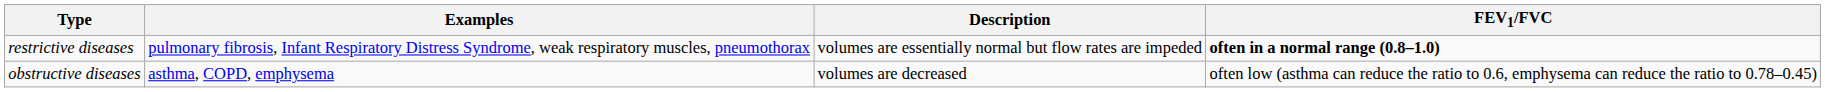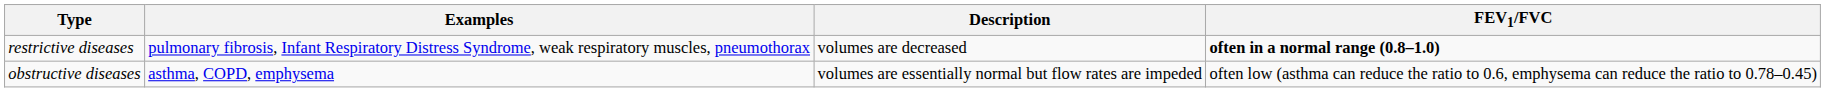(1010, 48) volumes are essentially normal but flow rates are impeded -> (892, 48) volumes are decreased
(892, 74) volumes are decreased -> (1010, 74) volumes are essentially normal but flow rates are impeded
